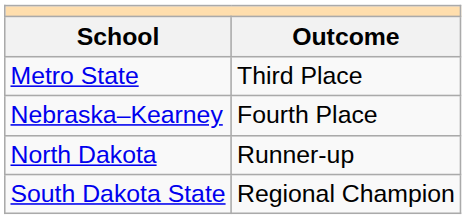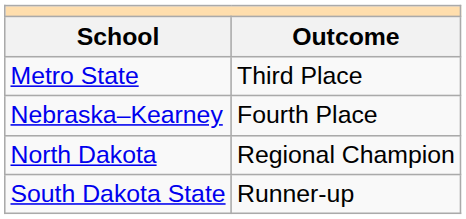(296, 154) Runner-up -> (346, 154) Regional Champion
(346, 193) Regional Champion -> (296, 193) Runner-up
